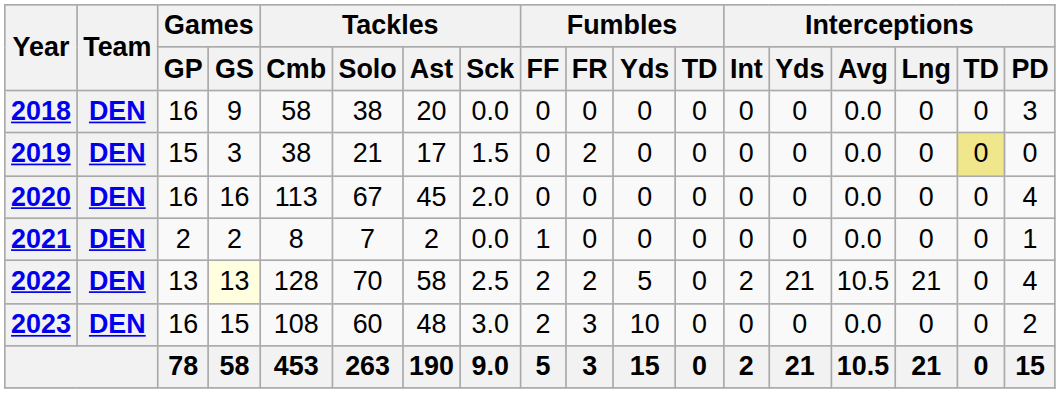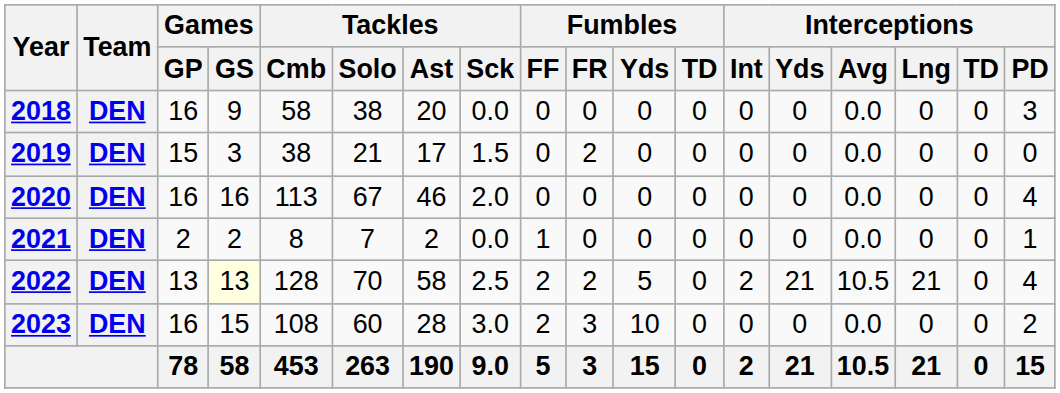(981, 153) khaki background -> (981, 153) no background
(432, 196) 45 -> (432, 196) 46
(432, 324) 48 -> (432, 324) 28
